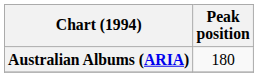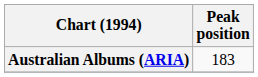(223, 59) 180 -> (223, 59) 183
